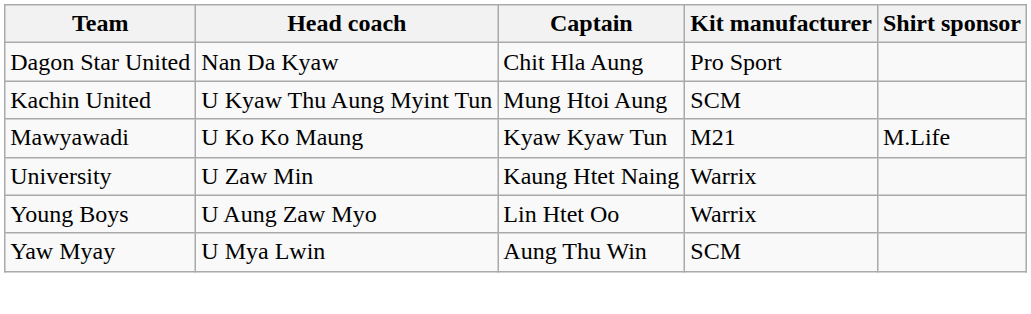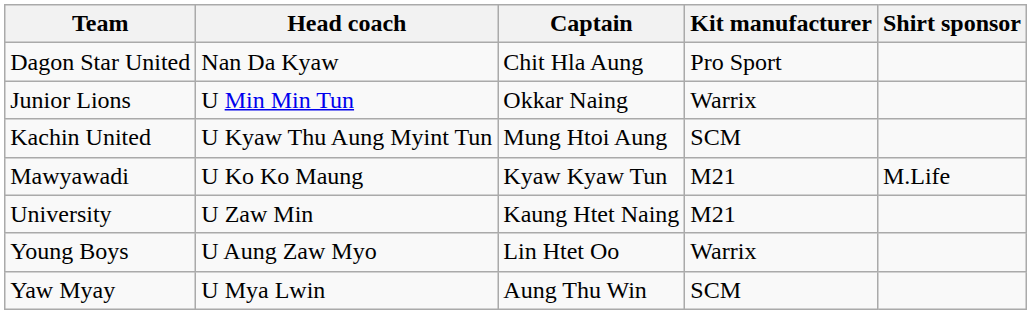+ row: (71, 99)
(723, 175) Warrix -> (713, 213) M21
